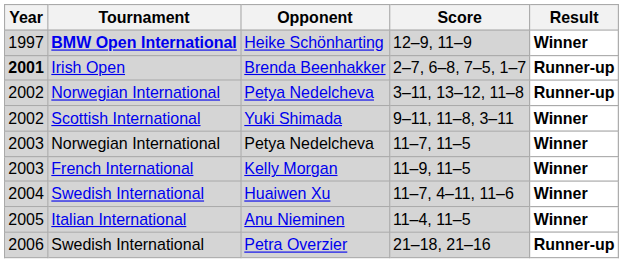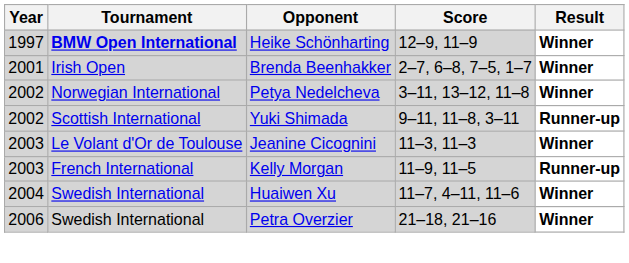(26, 68) bold -> (26, 68) normal
(574, 68) Runner-up -> (566, 68) Winner
(574, 93) Runner-up -> (566, 93) Winner
(561, 119) Winner -> (580, 119) Runner-up
- row: (309, 144)
+ row: (313, 144)
(561, 169) Winner -> (580, 169) Runner-up
- row: (294, 220)
(574, 245) Runner-up -> (566, 220) Winner
